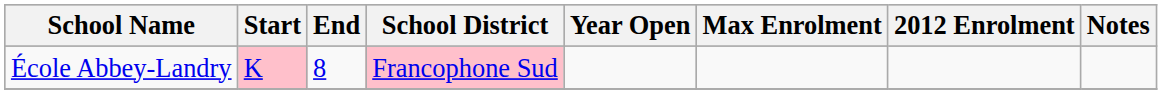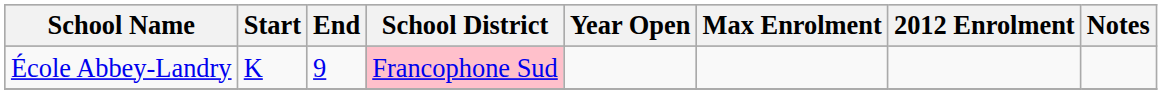(253, 67) pink background -> (253, 67) no background
(320, 67) 8 -> (320, 67) 9
